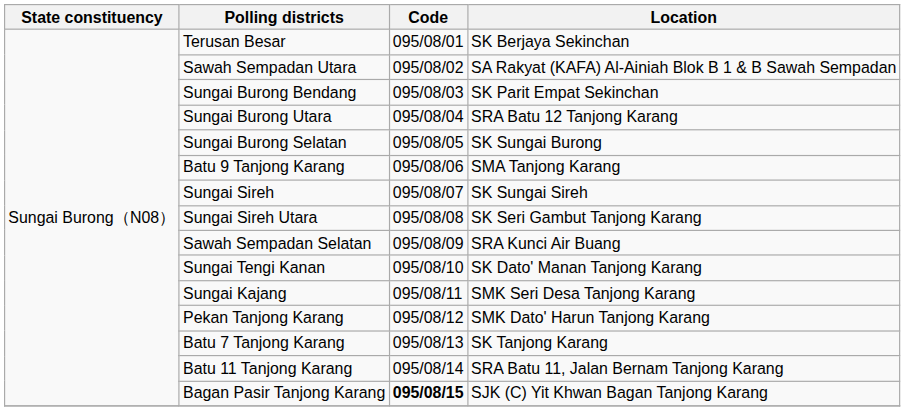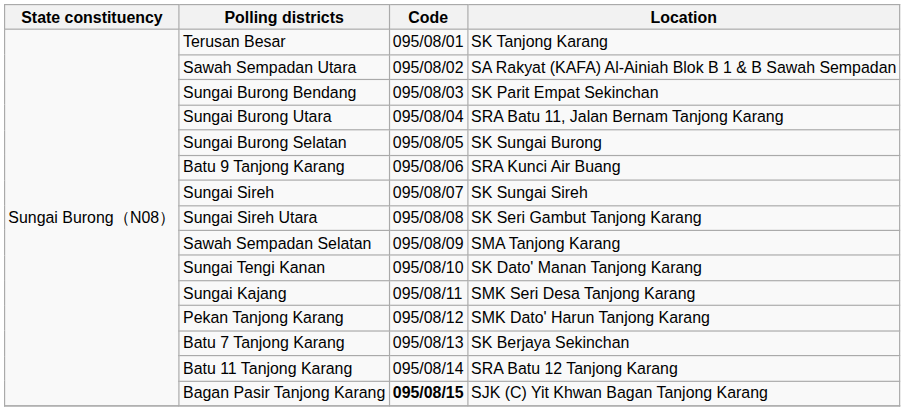(550, 42) SK Berjaya Sekinchan -> (539, 42) SK Tanjong Karang
(574, 117) SRA Batu 12 Tanjong Karang -> (627, 117) SRA Batu 11, Jalan Bernam Tanjong Karang
(546, 167) SMA Tanjong Karang -> (546, 167) SRA Kunci Air Buang
(546, 242) SRA Kunci Air Buang -> (546, 242) SMA Tanjong Karang
(539, 343) SK Tanjong Karang -> (550, 343) SK Berjaya Sekinchan
(627, 368) SRA Batu 11, Jalan Bernam Tanjong Karang -> (574, 368) SRA Batu 12 Tanjong Karang
